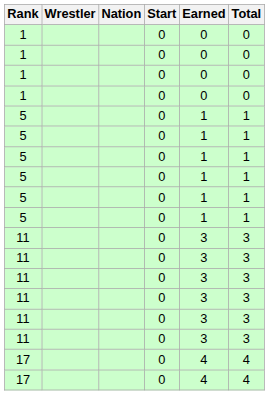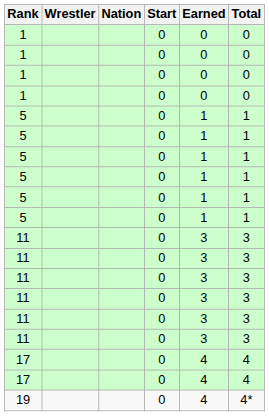+ row: (23, 400)
